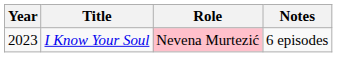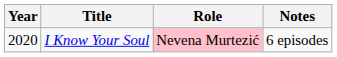(23, 39) 2023 -> (23, 39) 2020
